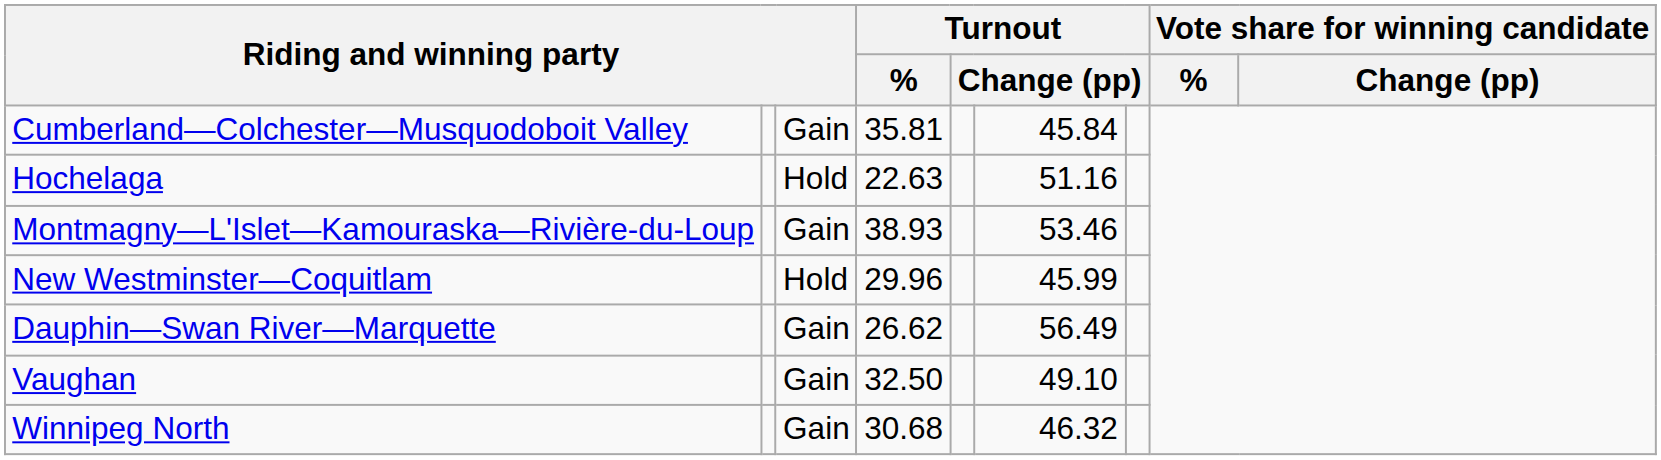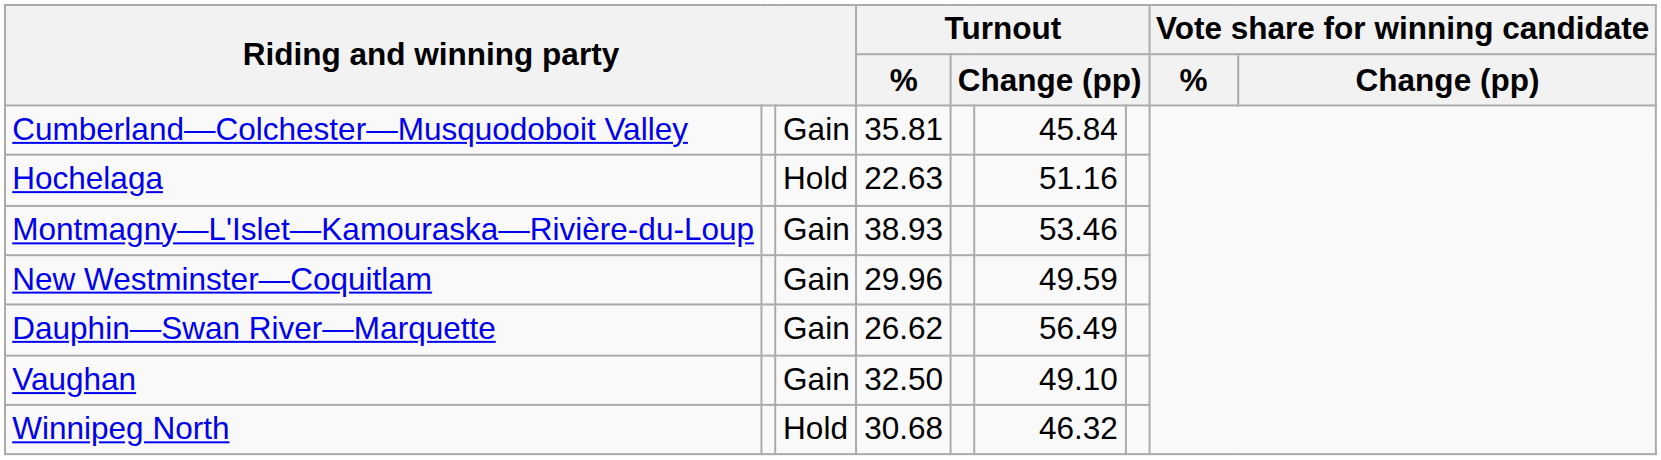(816, 279) Hold -> (816, 279) Gain
(1078, 279) 45.99 -> (1078, 279) 49.59
(816, 429) Gain -> (816, 429) Hold
